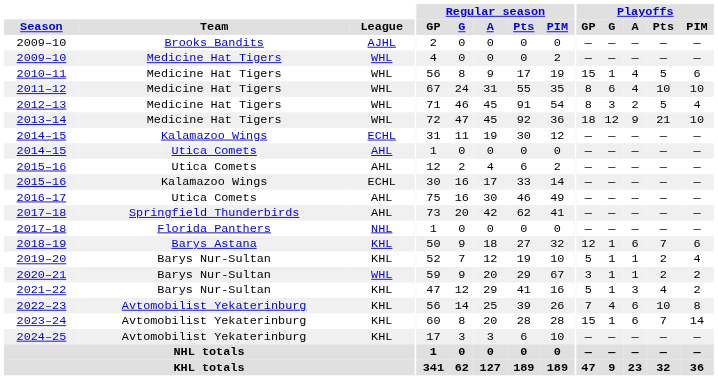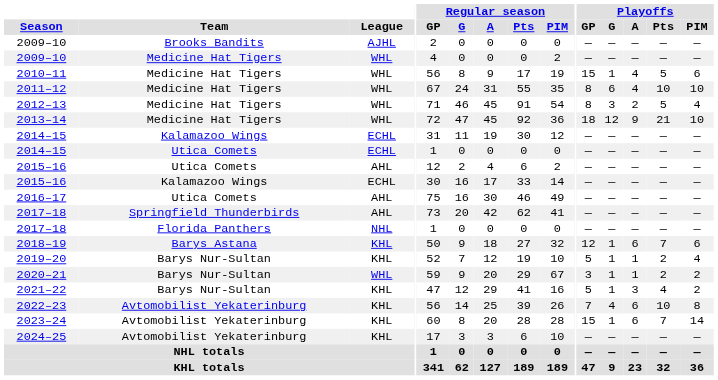(382, 151) AHL -> (382, 151) ECHL
